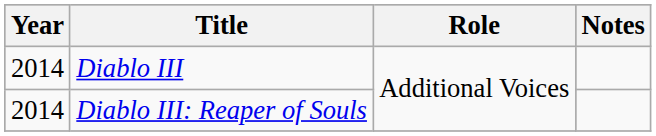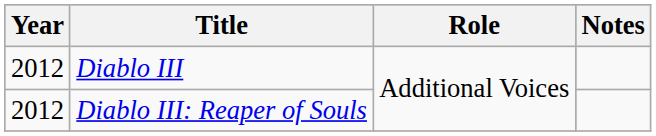(38, 67) 2014 -> (38, 67) 2012
(38, 109) 2014 -> (38, 109) 2012
